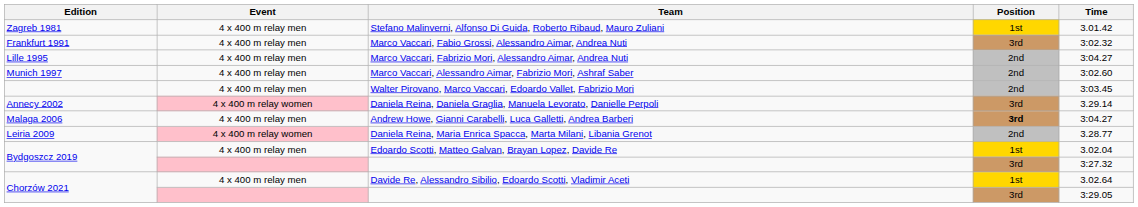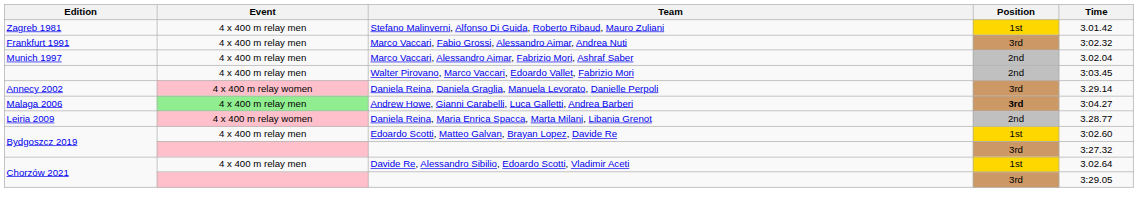- row: (27, 58)
(1096, 73) 3:02.60 -> (1096, 58) 3.02.04
(263, 119) no background -> (263, 104) lightgreen background
(1096, 150) 3.02.04 -> (1096, 134) 3:02.60
